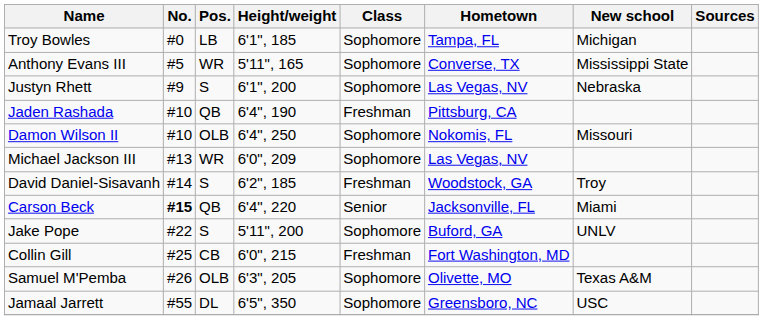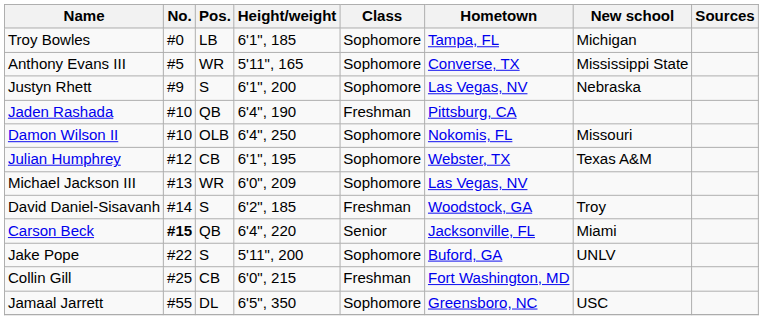+ row: (64, 159)
- row: (67, 278)
